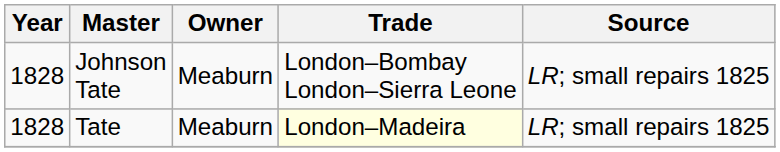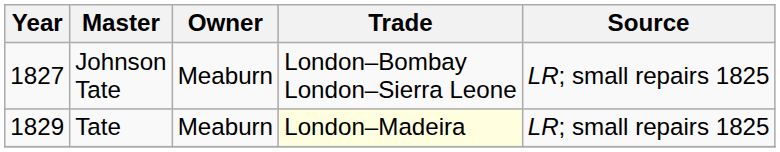(37, 75) 1828 -> (37, 75) 1827
(37, 127) 1828 -> (37, 127) 1829
